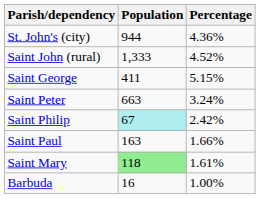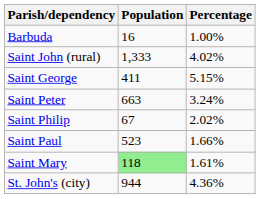rows swapped: (49, 36) <-> (30, 183)
(207, 57) 4.52% -> (207, 57) 4.02%
(128, 120) paleturquoise background -> (128, 120) no background
(207, 120) 2.42% -> (207, 120) 2.02%
(131, 141) 163 -> (131, 141) 523
